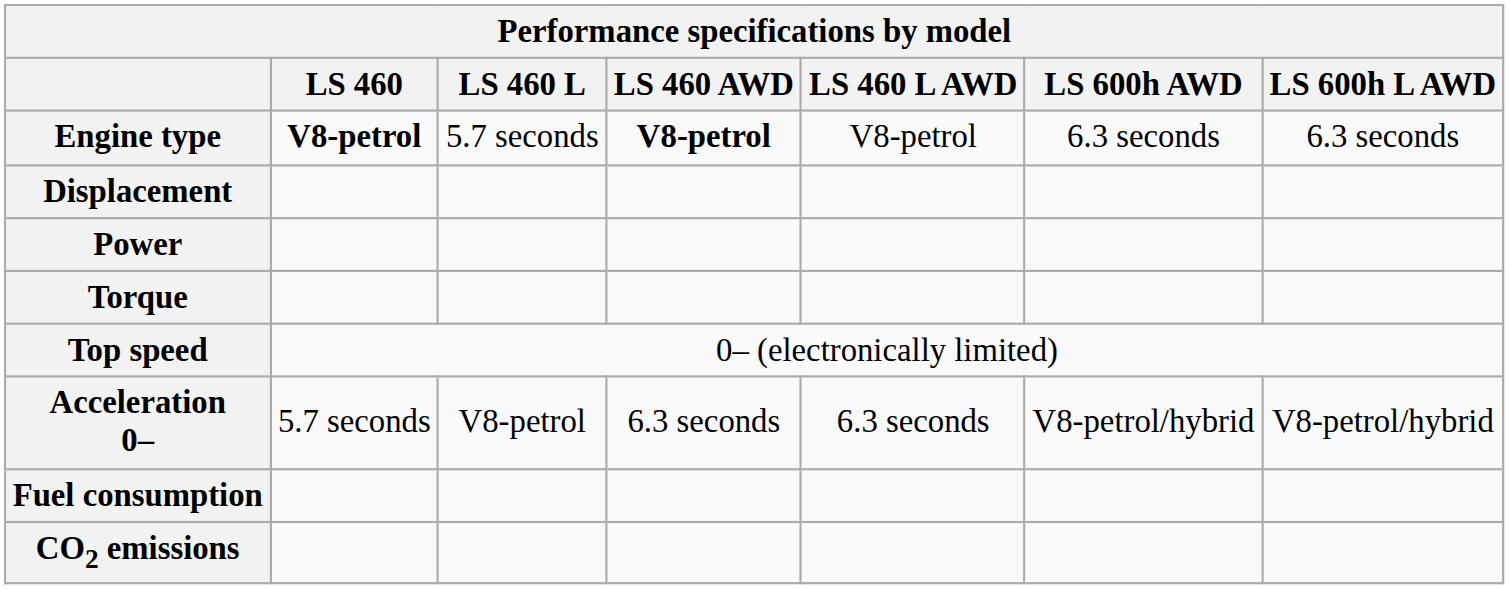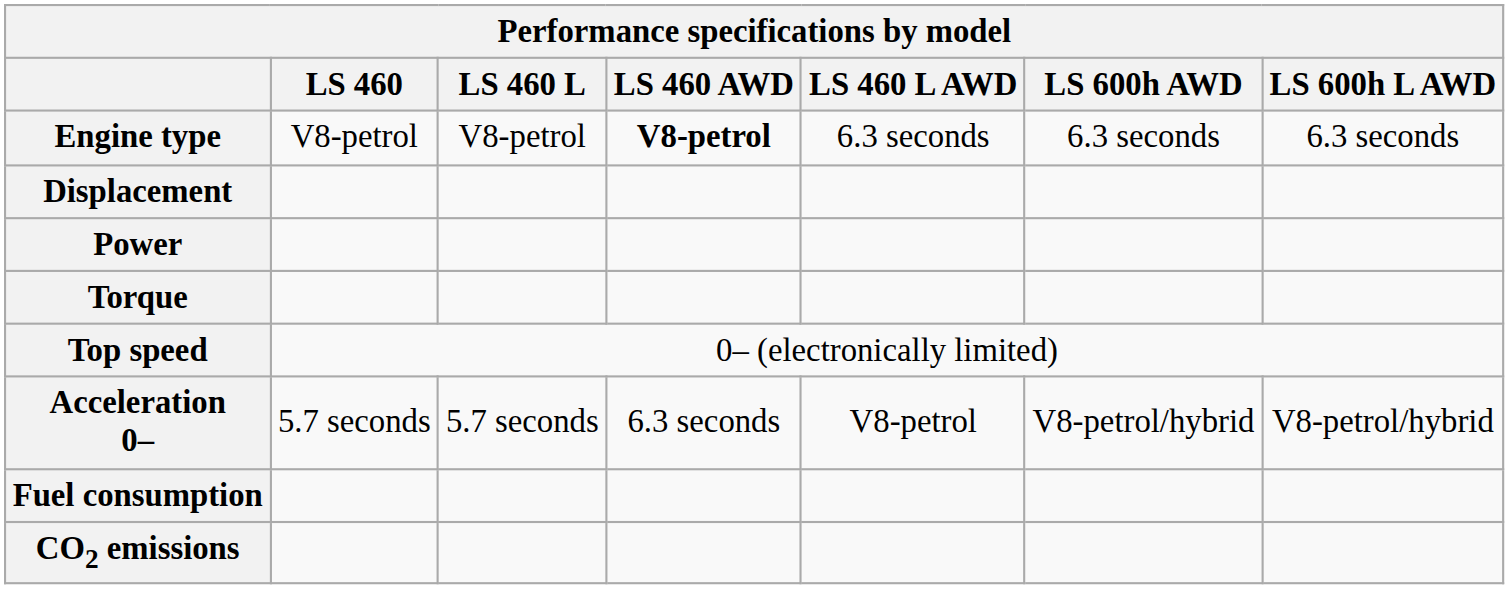(354, 136) bold -> (354, 136) normal
(522, 136) 5.7 seconds -> (522, 136) V8-petrol
(913, 136) V8-petrol -> (913, 136) 6.3 seconds
(522, 421) V8-petrol -> (522, 421) 5.7 seconds
(913, 421) 6.3 seconds -> (913, 421) V8-petrol
